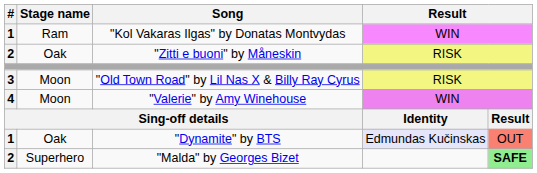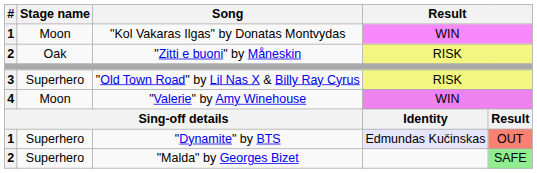(55, 34) Ram -> (55, 34) Moon
(55, 79) Moon -> (55, 79) Superhero
(55, 138) Oak -> (55, 138) Superhero
(510, 158) bold -> (510, 158) normal
